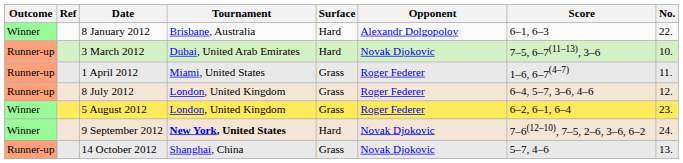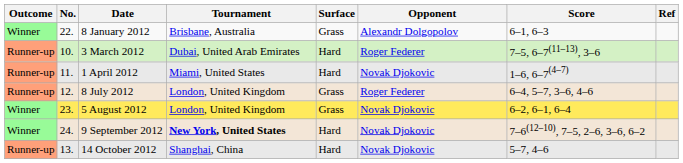columns swapped: (667, 13) <-> (68, 13)
(330, 31) Hard -> (331, 31) Grass
(398, 50) Novak Djokovic -> (392, 50) Roger Federer
(331, 71) Grass -> (330, 71) Hard
(393, 71) Roger Federer -> (397, 71) Novak Djokovic
(393, 109) Roger Federer -> (397, 109) Novak Djokovic
(331, 149) Grass -> (330, 149) Hard
